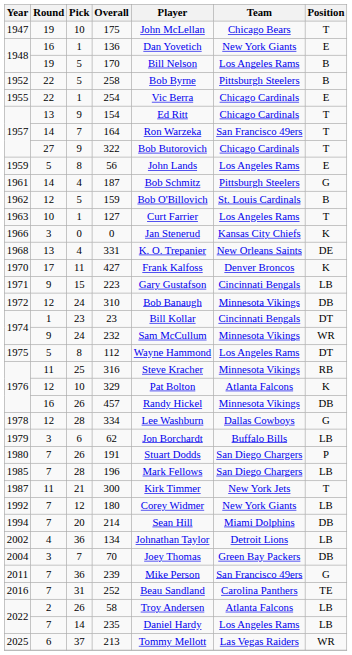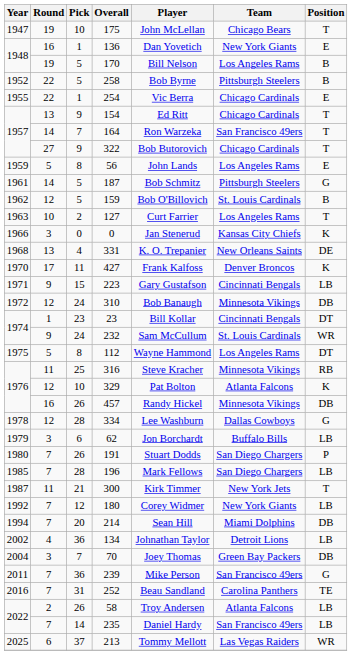(79, 183) 4 -> (79, 183) 5
(79, 217) 1 -> (79, 217) 2
(259, 336) Minnesota Vikings -> (259, 336) St. Louis Cardinals
(259, 625) Los Angeles Rams -> (259, 625) San Francisco 49ers
